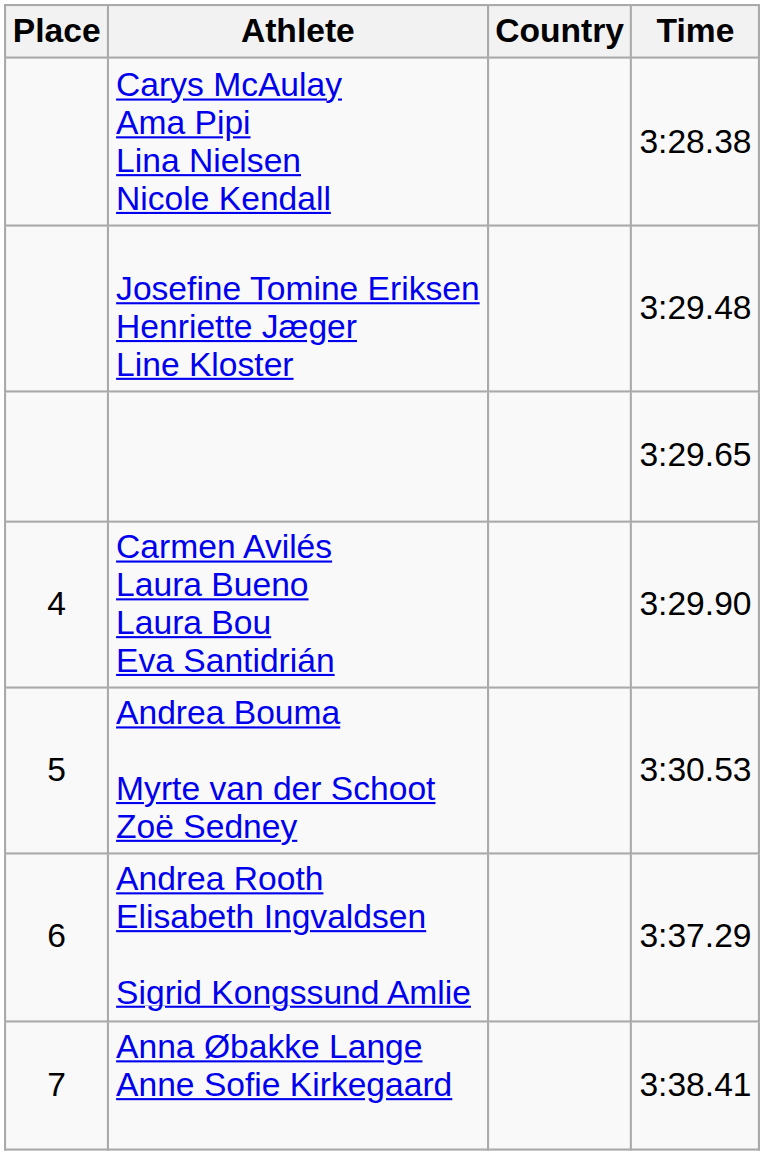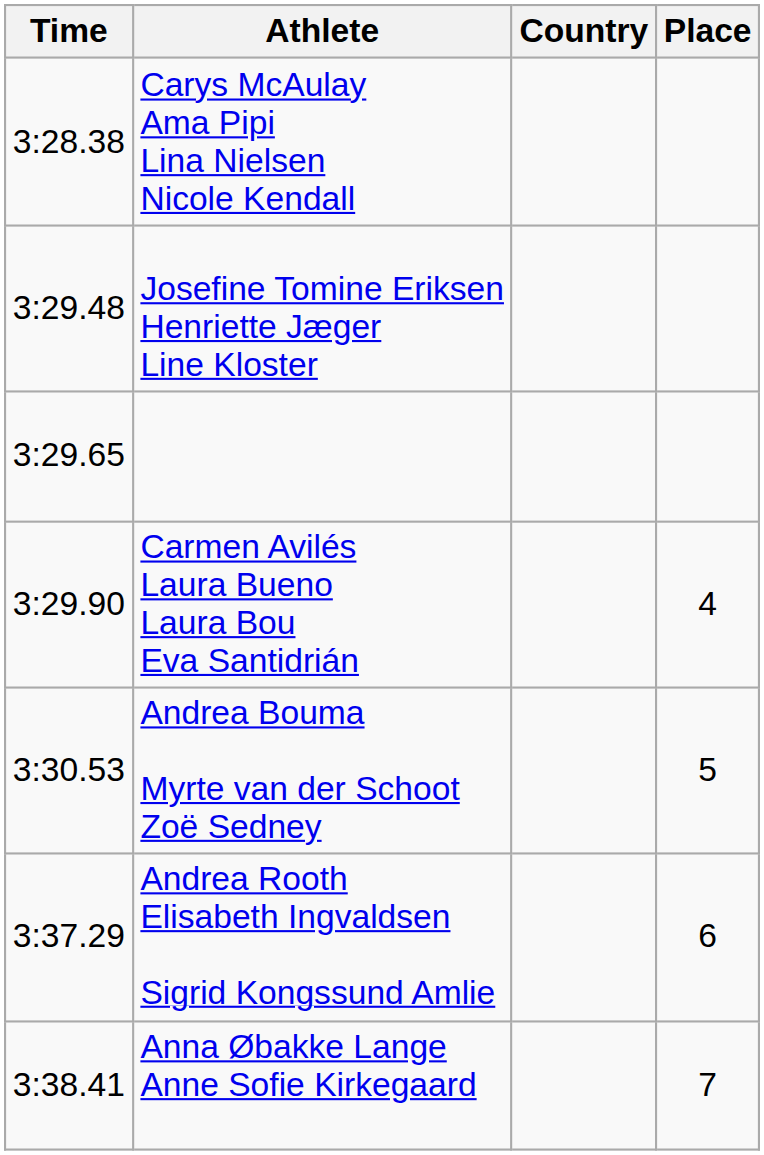columns swapped: (57, 31) <-> (695, 31)
